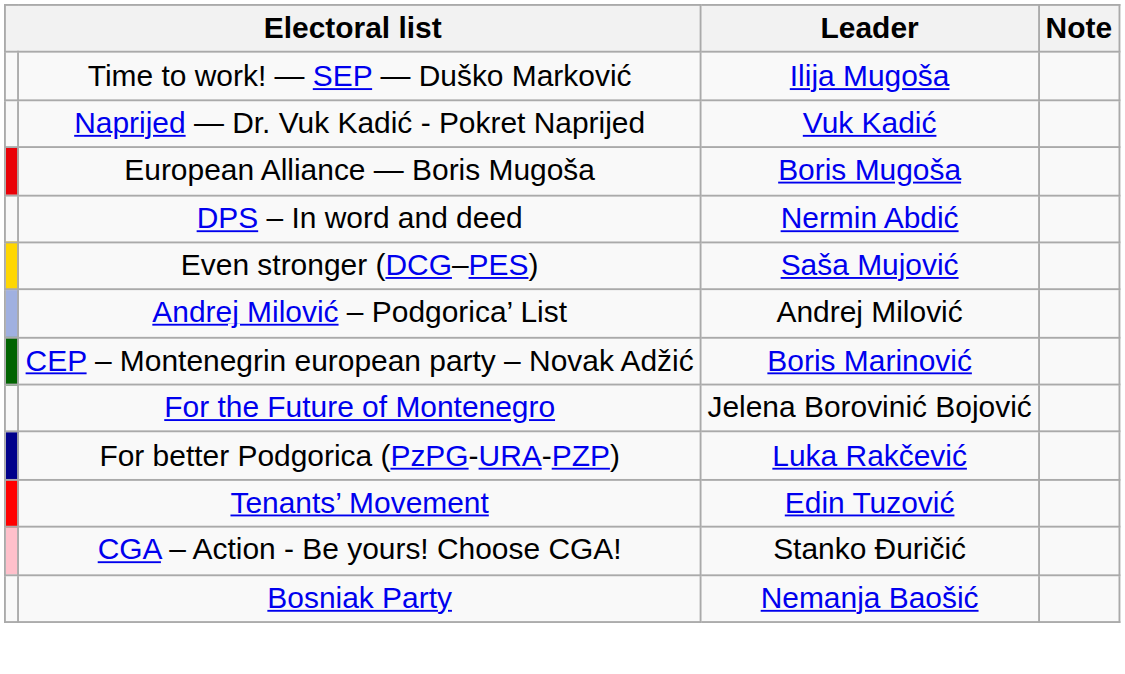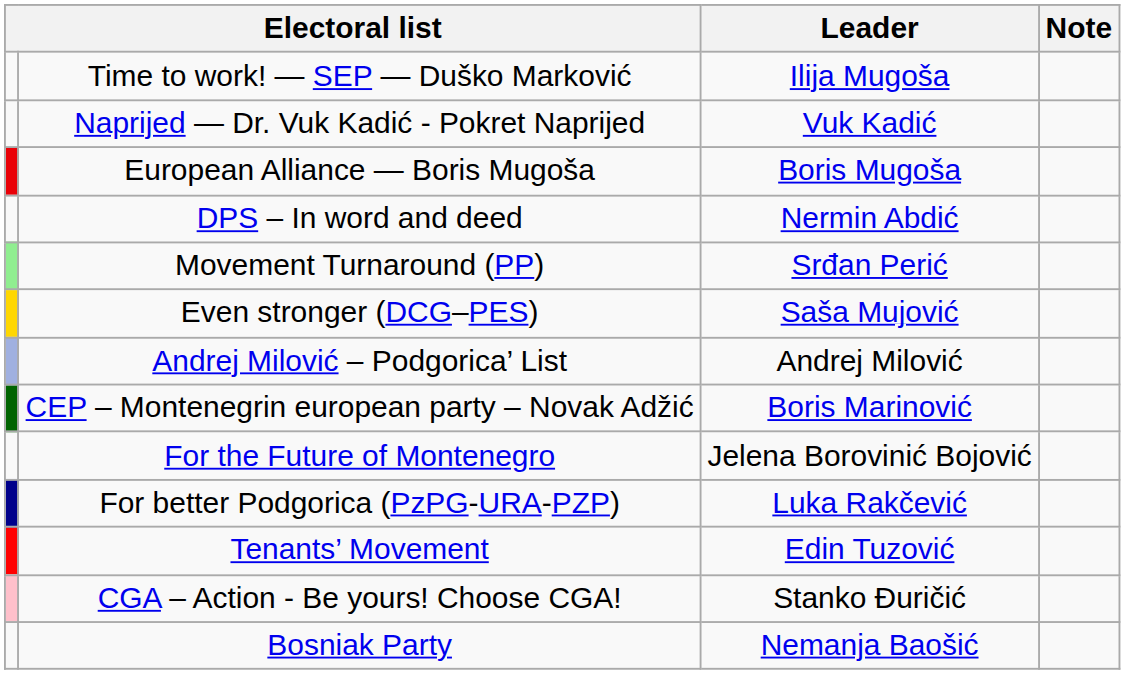+ row: (360, 265)
